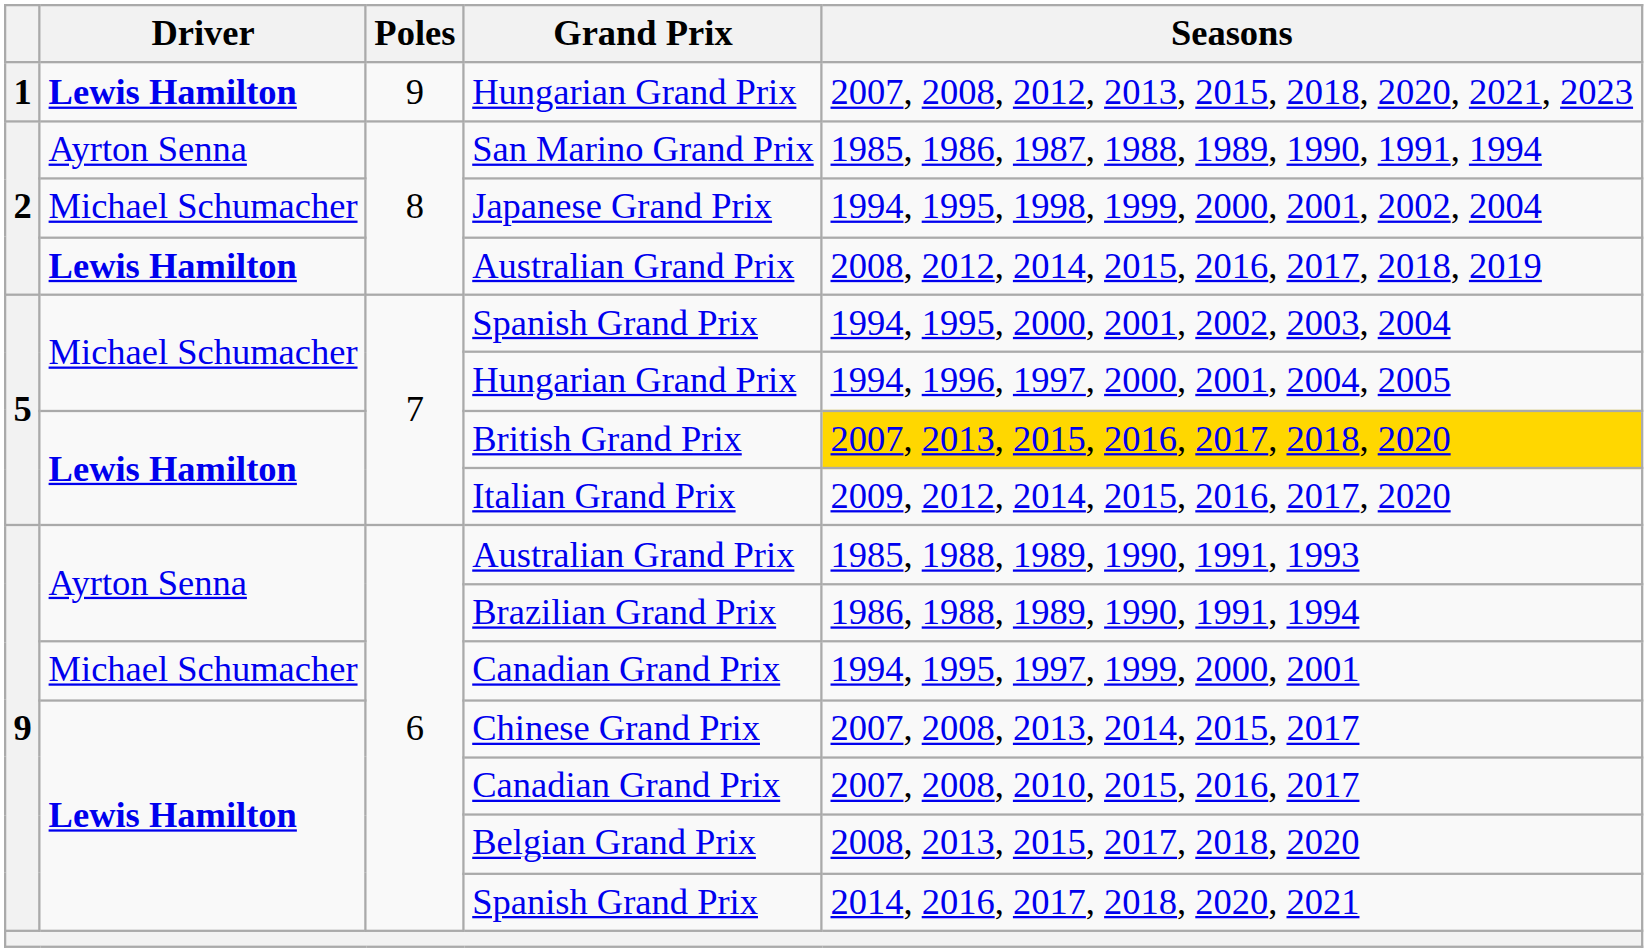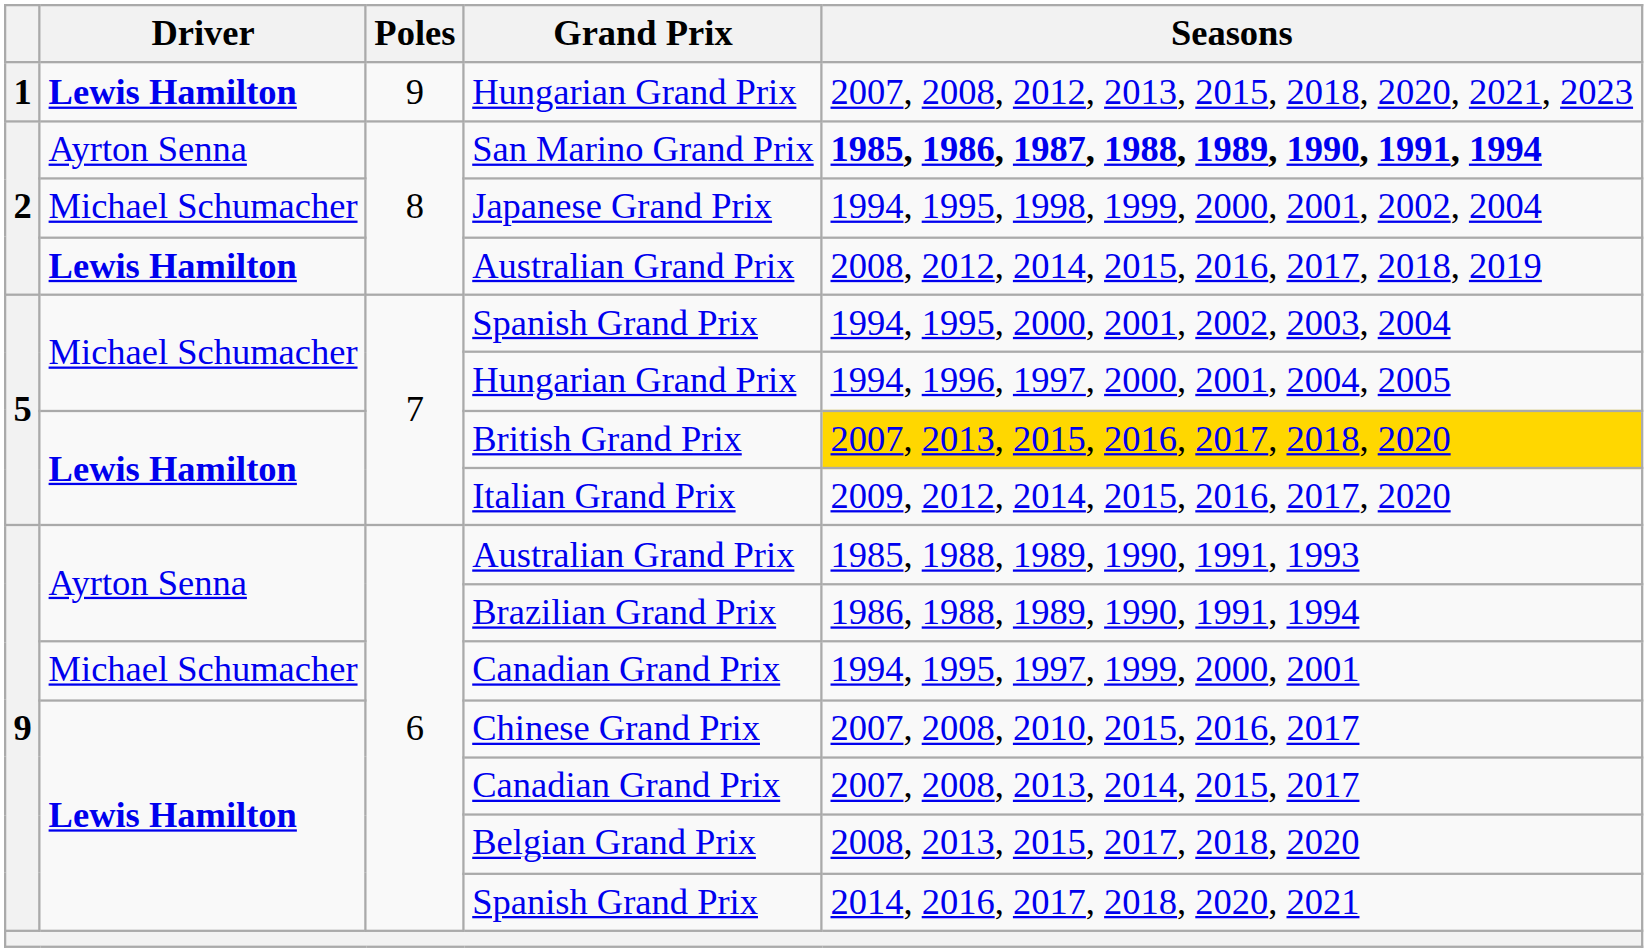(1186, 149) normal -> (1186, 149) bold
(1095, 727) 2007, 2008, 2013, 2014, 2015, 2017 -> (1095, 727) 2007, 2008, 2010, 2015, 2016, 2017
(1095, 785) 2007, 2008, 2010, 2015, 2016, 2017 -> (1095, 785) 2007, 2008, 2013, 2014, 2015, 2017
